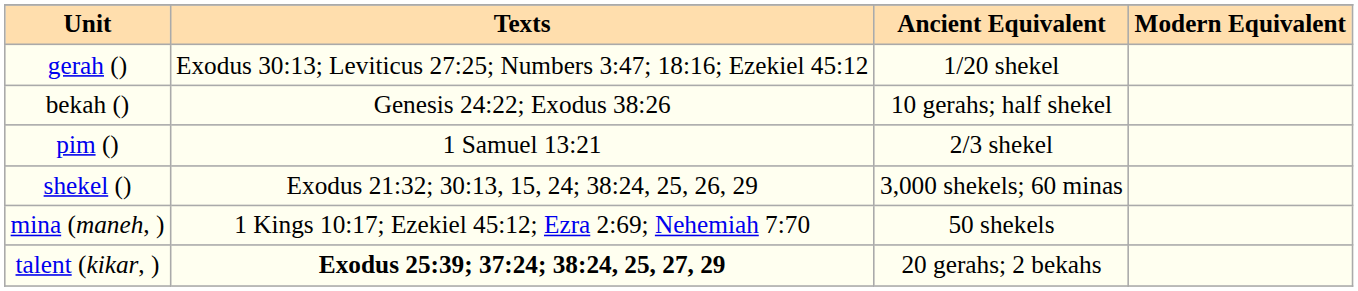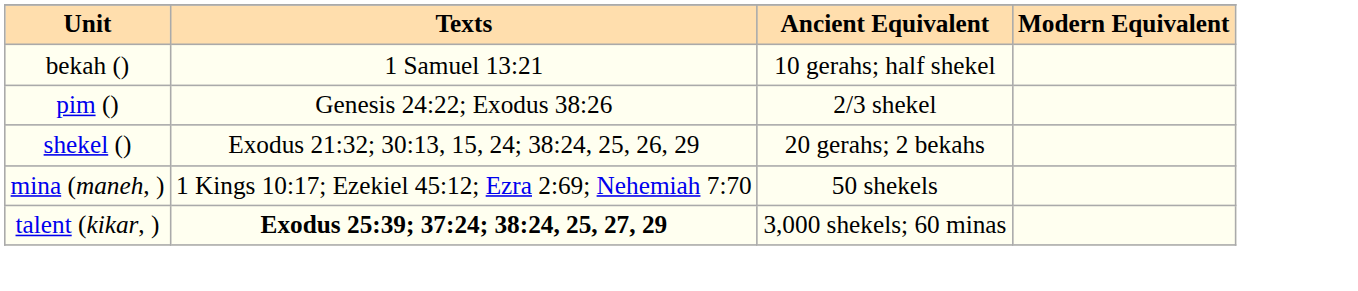- row: (87, 64)
(522, 104) Genesis 24:22; Exodus 38:26 -> (464, 64) 1 Samuel 13:21
(522, 144) 1 Samuel 13:21 -> (464, 104) Genesis 24:22; Exodus 38:26
(1001, 184) 3,000 shekels; 60 minas -> (885, 144) 20 gerahs; 2 bekahs
(1001, 265) 20 gerahs; 2 bekahs -> (885, 225) 3,000 shekels; 60 minas
